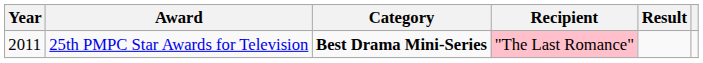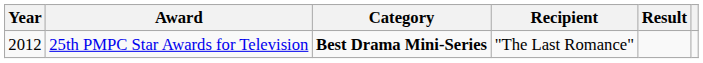(25, 44) 2011 -> (25, 44) 2012
(564, 44) pink background -> (564, 44) no background
